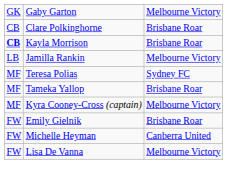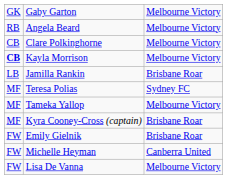+ row: (53, 27)
(174, 27) Brisbane Roar -> (183, 43) Melbourne Victory
(174, 43) Brisbane Roar -> (183, 58) Melbourne Victory
(183, 58) Melbourne Victory -> (174, 74) Brisbane Roar
(174, 89) Brisbane Roar -> (183, 105) Melbourne Victory
(183, 105) Melbourne Victory -> (174, 120) Brisbane Roar
